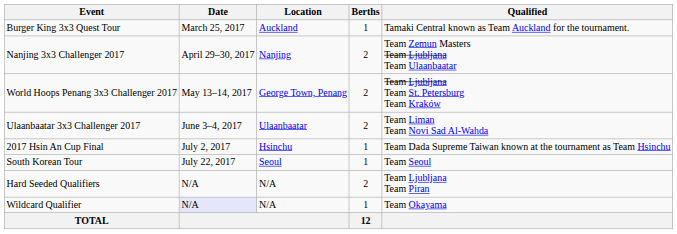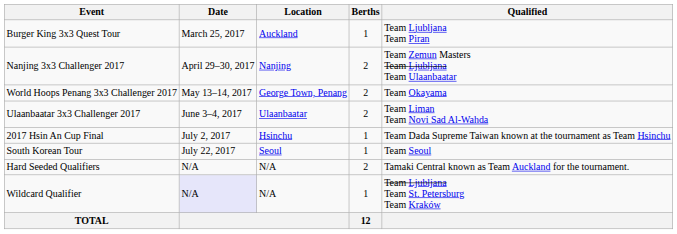(507, 28) Tamaki Central known as Team Auckland for the tournament. -> (415, 33) Team Ljubljana Team Piran
(424, 93) Team Ljubljana Team St. Petersburg Team Kraków -> (415, 93) Team Okayama
(415, 183) Team Ljubljana Team Piran -> (507, 167) Tamaki Central known as Team Auckland for the tournament.
(415, 205) Team Okayama -> (424, 194) Team Ljubljana Team St. Petersburg Team Kraków
